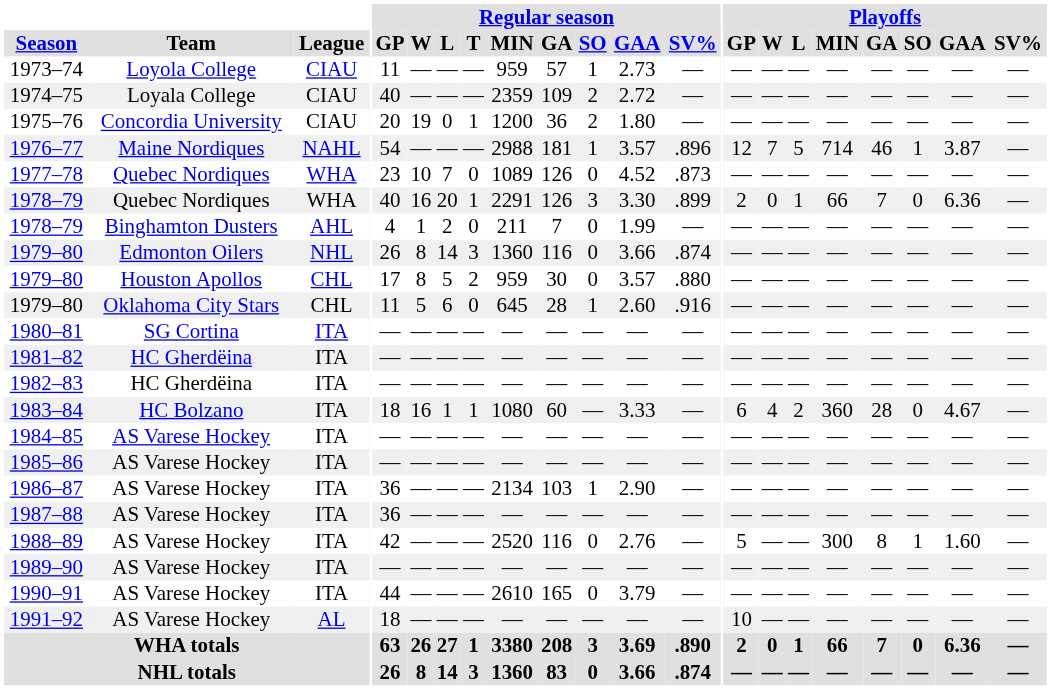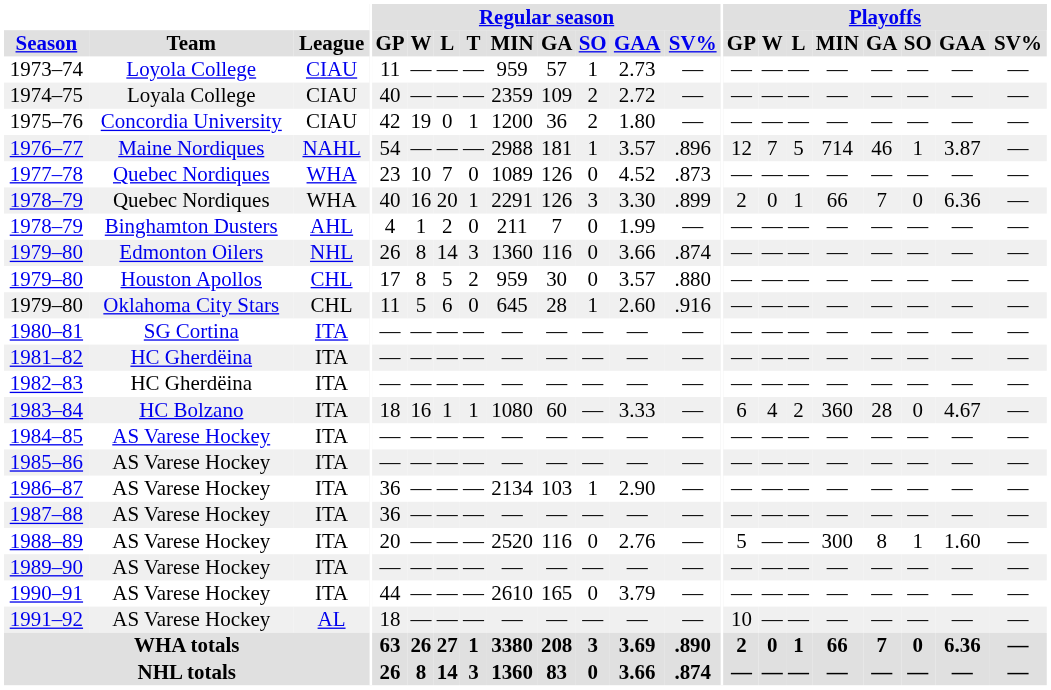(390, 121) 20 -> (390, 121) 42
(390, 540) 42 -> (390, 540) 20
